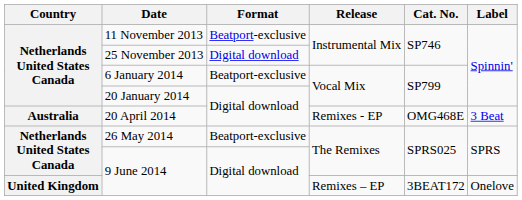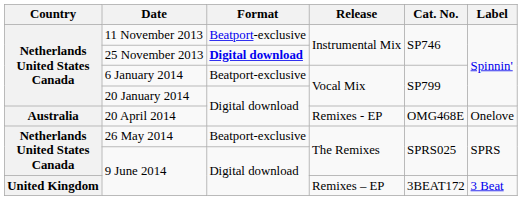(254, 55) normal -> (256, 55) bold
(487, 116) 3 Beat -> (492, 116) Onelove
(492, 185) Onelove -> (487, 185) 3 Beat
